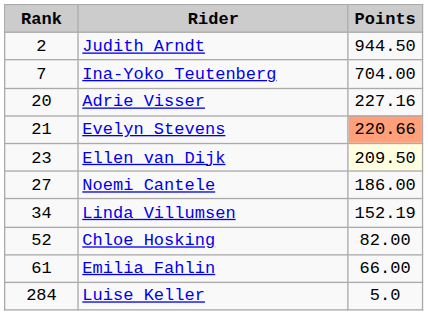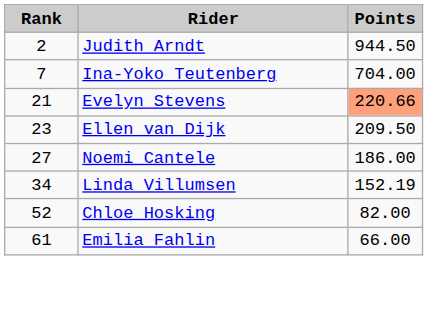- row: (144, 102)
(385, 157) lightyellow background -> (385, 130) no background
- row: (144, 296)
